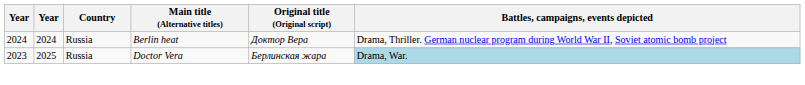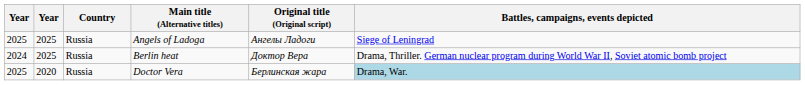+ row: (169, 39)
(46, 39) 2024 -> (46, 55) 2025
(17, 55) 2023 -> (17, 71) 2025
(46, 55) 2025 -> (46, 71) 2020
